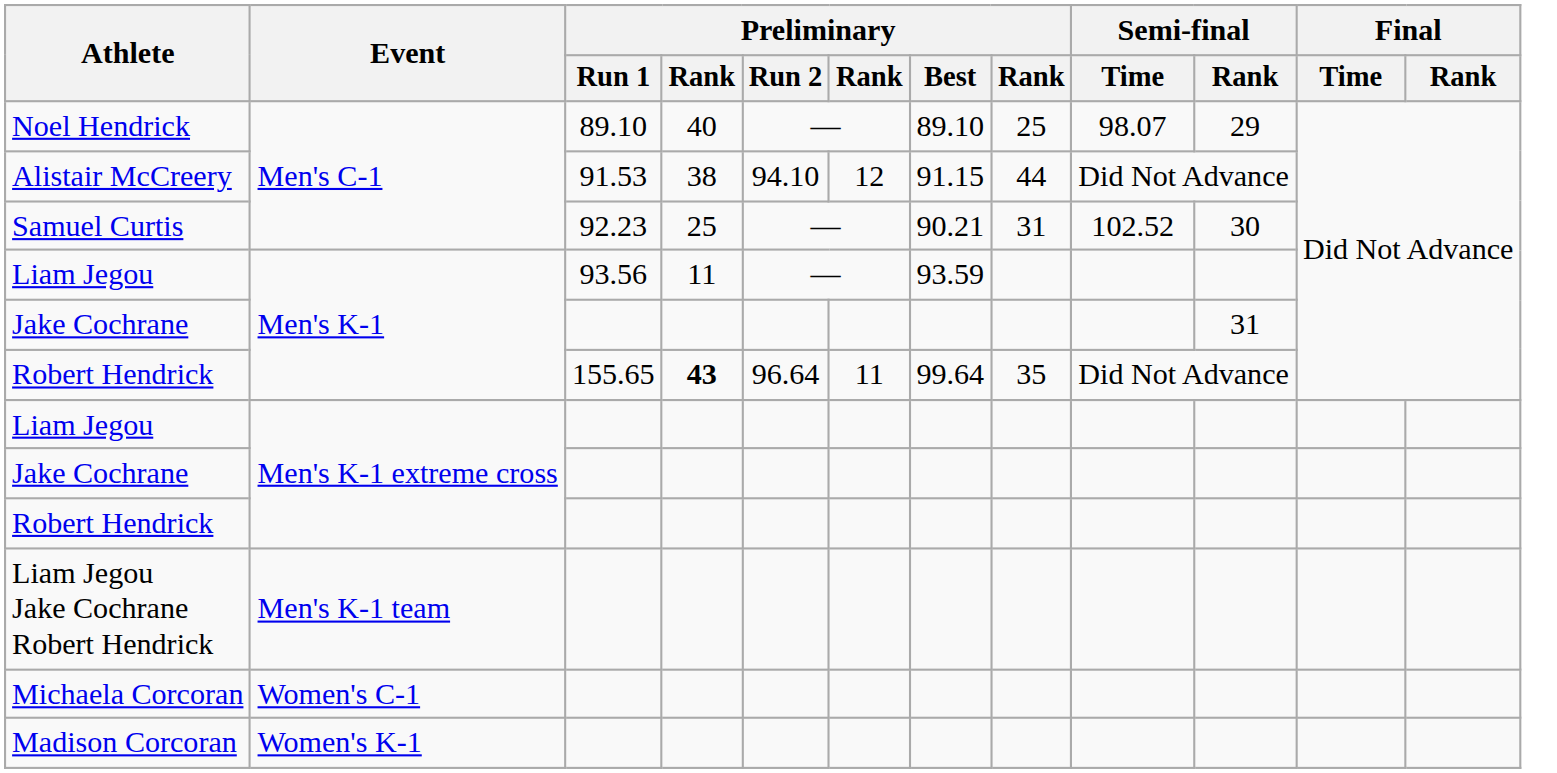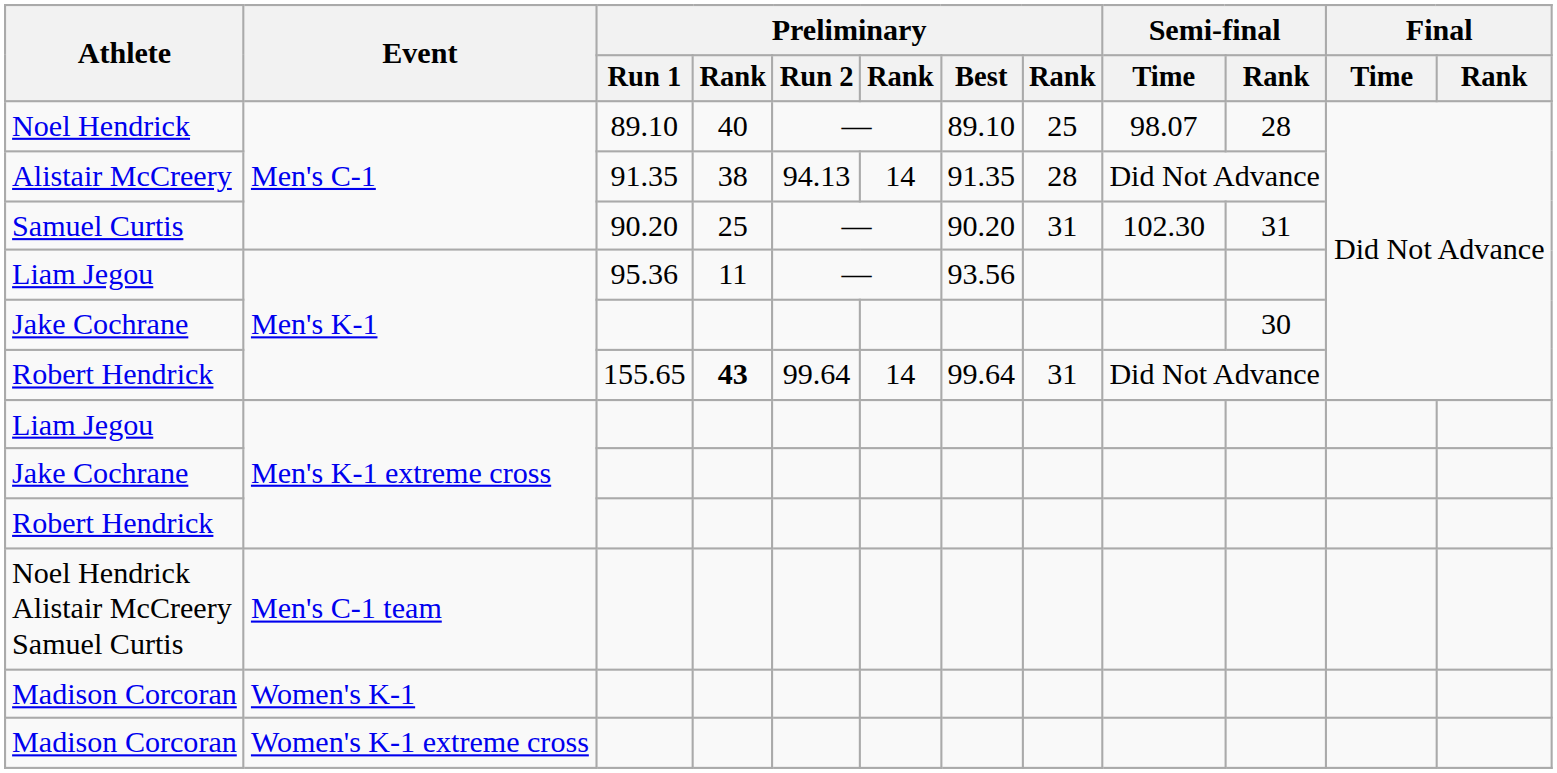(1245, 126) 29 -> (1276, 126) 28
(613, 175) 91.53 -> (644, 175) 91.35
(786, 175) 94.10 -> (817, 175) 94.13
(869, 175) 12 -> (900, 175) 14
(950, 175) 91.15 -> (981, 175) 91.35
(1031, 175) 44 -> (1062, 175) 28
(613, 225) 92.23 -> (644, 225) 90.20
(950, 225) 90.21 -> (981, 225) 90.20
(1133, 225) 102.52 -> (1164, 225) 102.30
(1245, 225) 30 -> (1276, 225) 31
(613, 275) 93.56 -> (644, 275) 95.36
(950, 275) 93.59 -> (981, 275) 93.56
(1245, 324) 31 -> (1276, 324) 30
(786, 374) 96.64 -> (817, 374) 99.64
(869, 374) 11 -> (900, 374) 14
(1031, 374) 35 -> (1062, 374) 31
+ row: (122, 608)
- row: (113, 608)
- row: (128, 693)
+ row: (124, 743)
